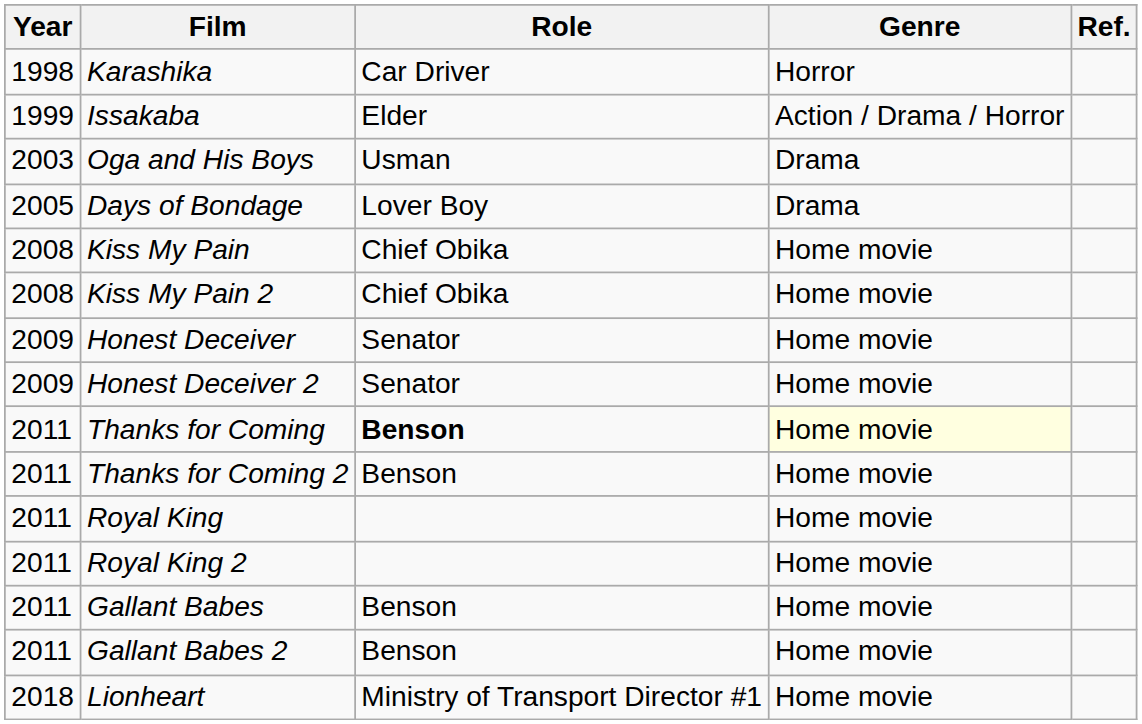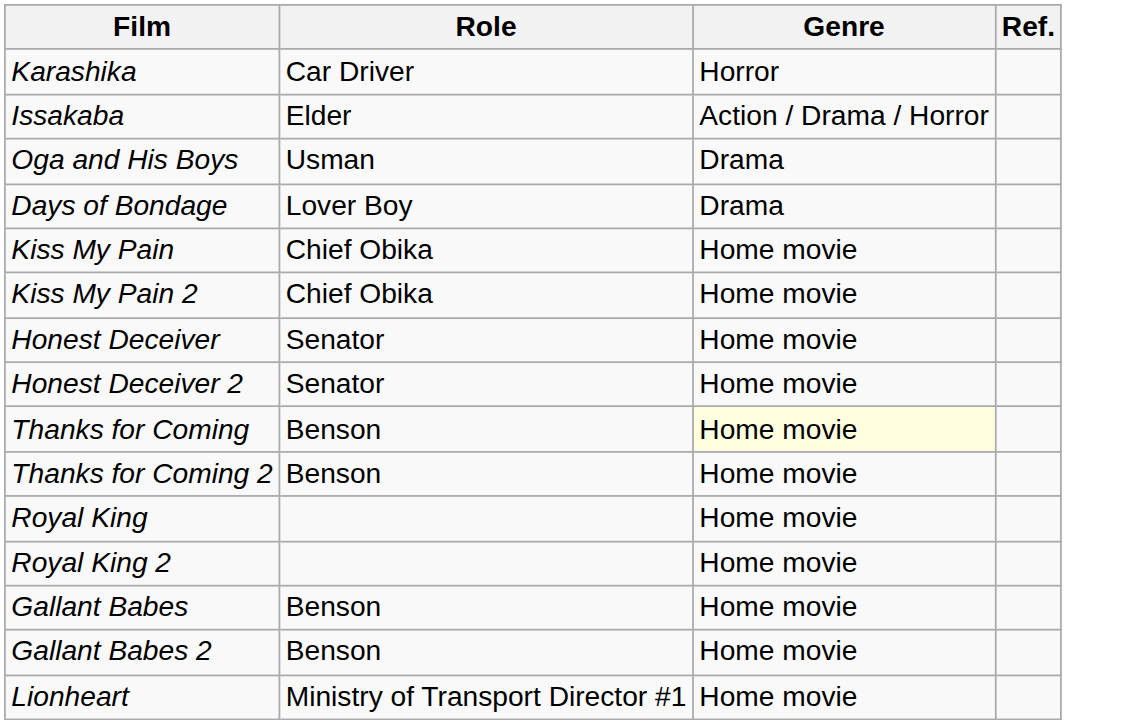- column: (43, 26)
(413, 428) bold -> (333, 428) normal
